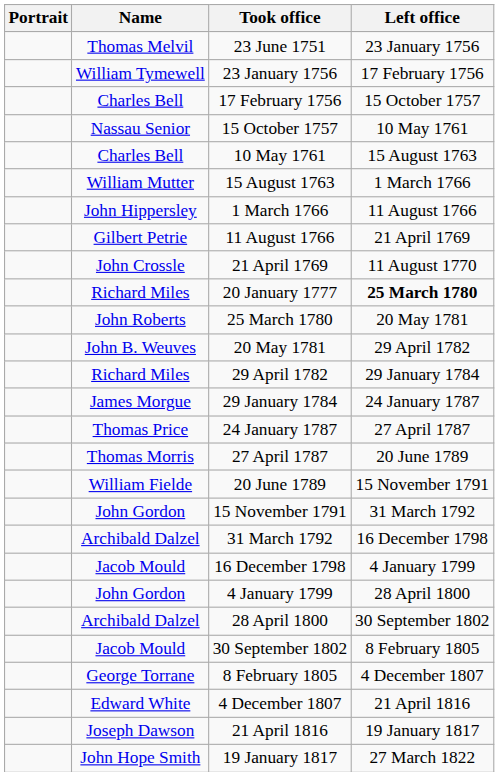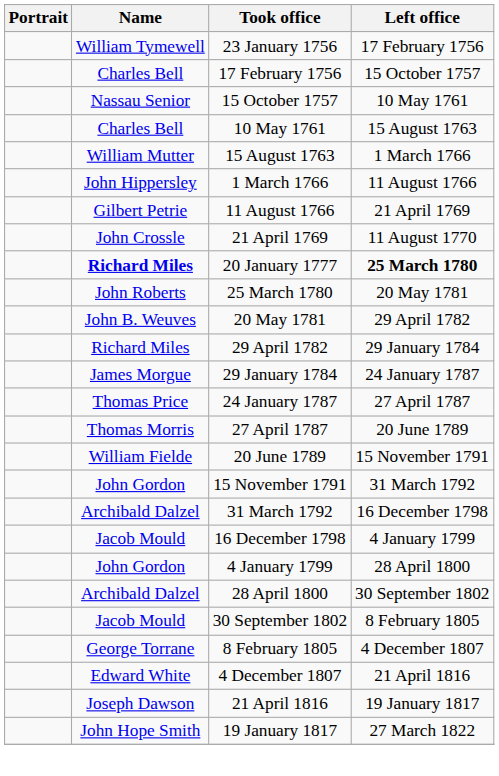- row: (280, 45)
(140, 292) normal -> (140, 264) bold
